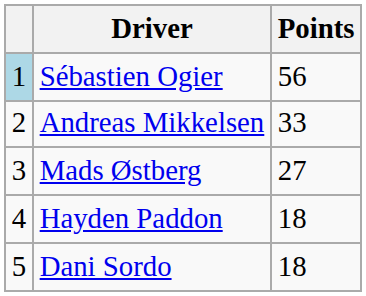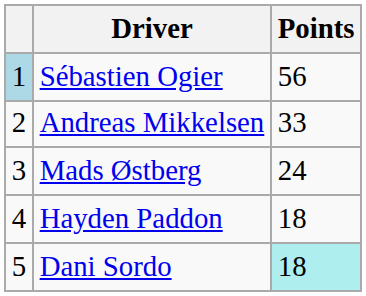(292, 171) 27 -> (292, 171) 24
(292, 266) no background -> (292, 266) paleturquoise background
